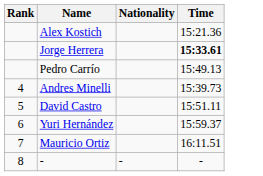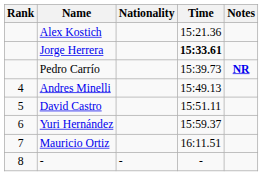+ column: (241, 13)
(201, 69) 15:49.13 -> (201, 69) 15:39.73
(201, 87) 15:39.73 -> (201, 87) 15:49.13
